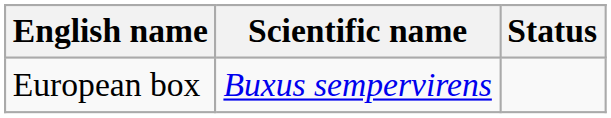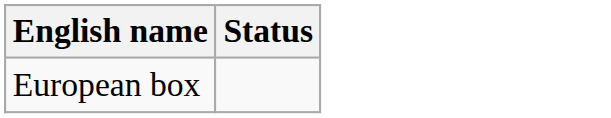- column: (358, 31)
